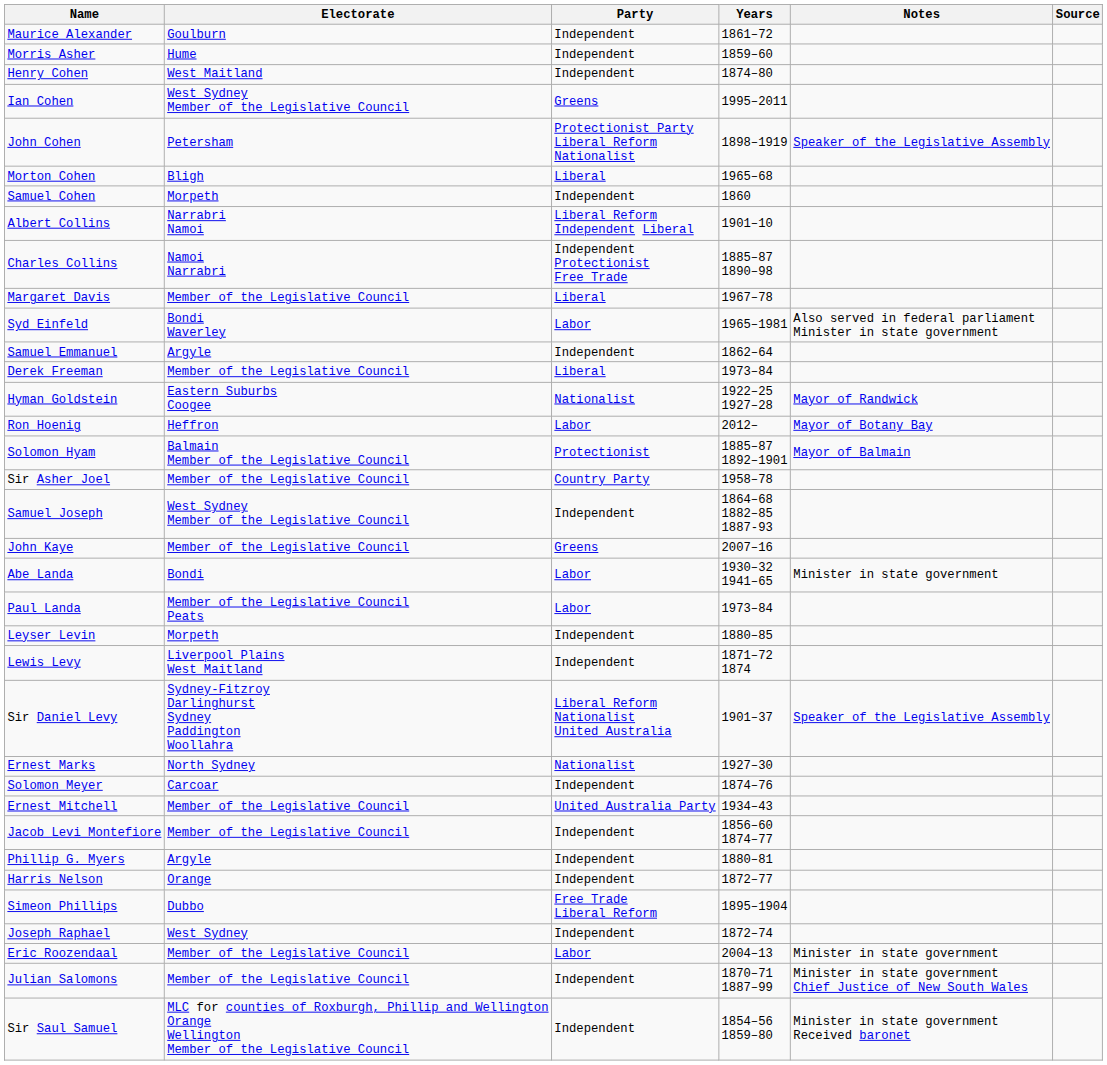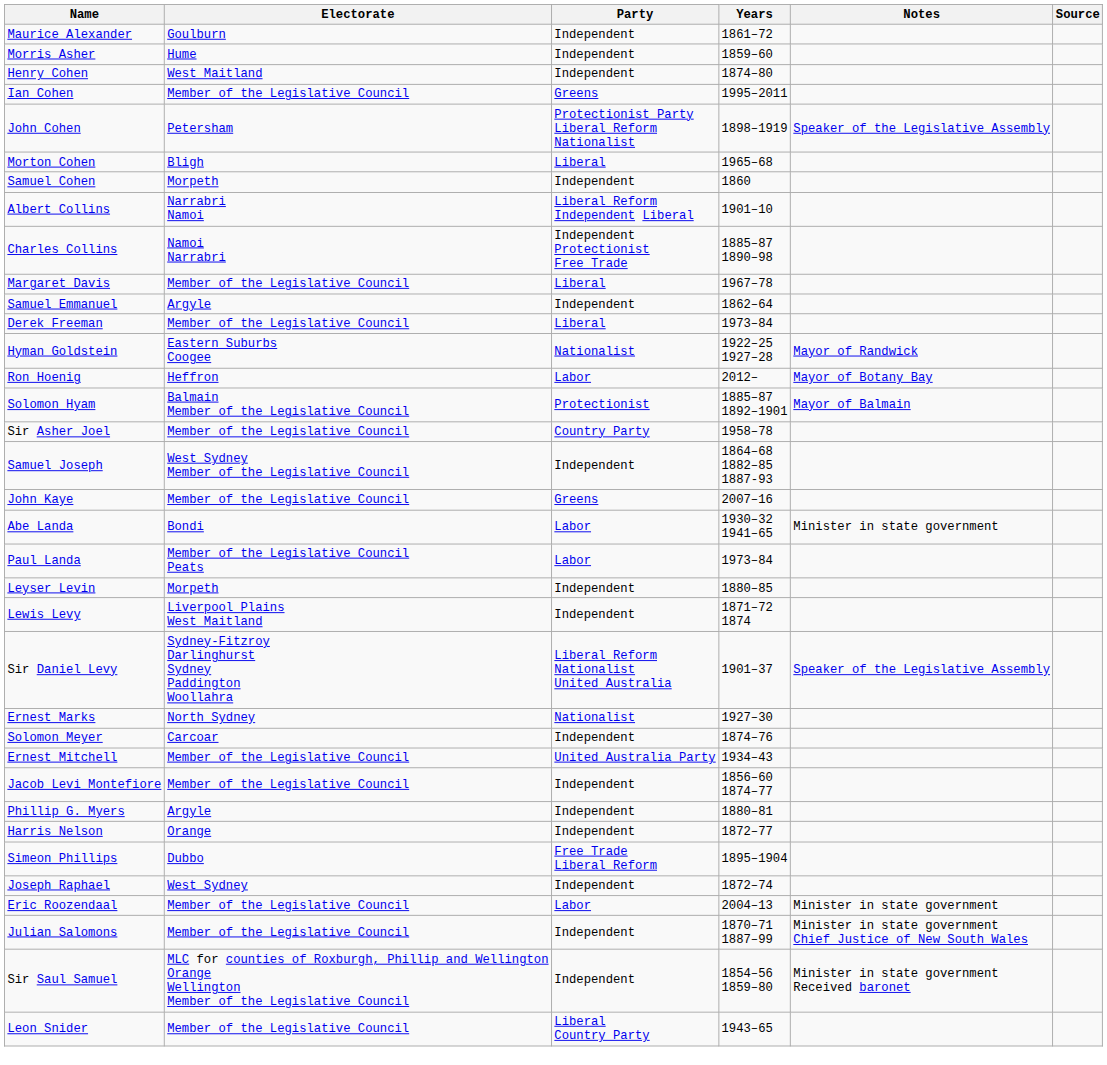(288, 101) West Sydney Member of the Legislative Council -> (288, 94) Member of the Legislative Council
- row: (48, 325)
+ row: (48, 1029)
